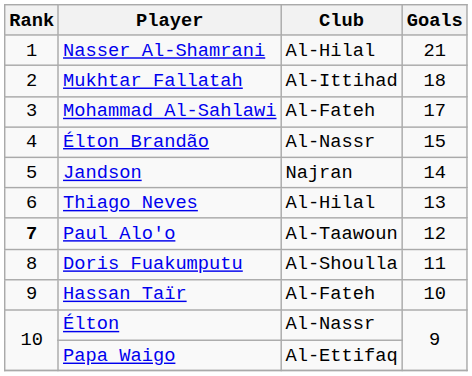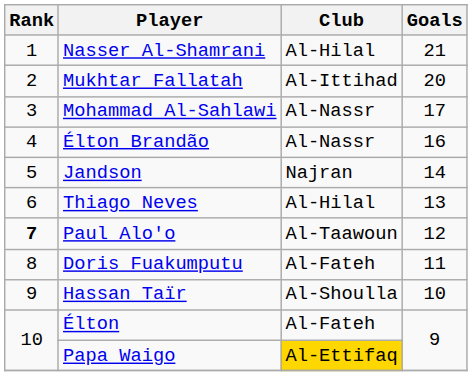(435, 81) 18 -> (435, 81) 20
(330, 112) Al-Fateh -> (330, 112) Al-Nassr
(435, 142) 15 -> (435, 142) 16
(342, 264) Al-Shoulla -> (330, 264) Al-Fateh
(330, 295) Al-Fateh -> (342, 295) Al-Shoulla
(330, 325) Al-Nassr -> (330, 325) Al-Fateh
(342, 356) no background -> (342, 356) gold background
